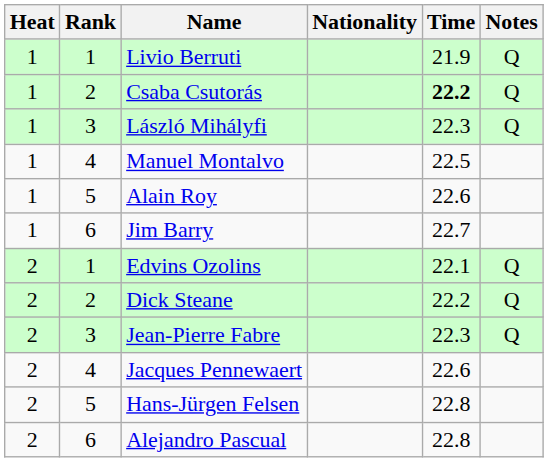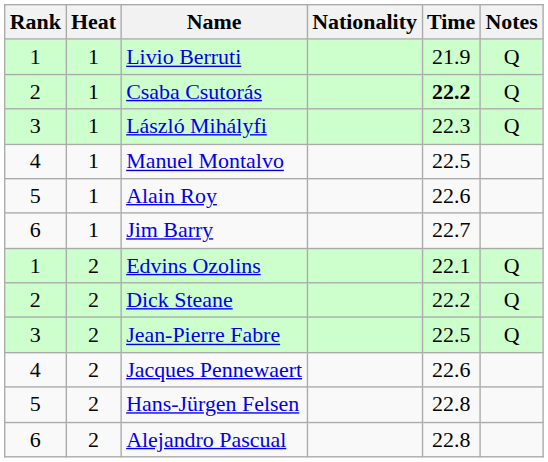columns swapped: (90, 21) <-> (32, 21)
(451, 334) 22.3 -> (451, 334) 22.5
